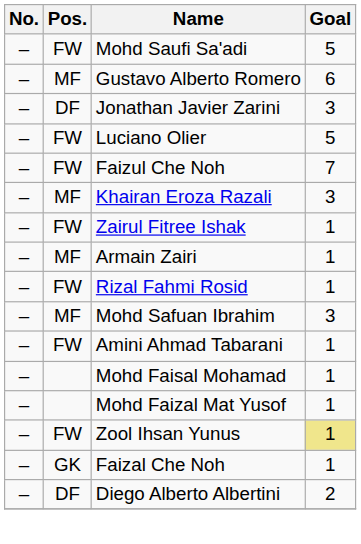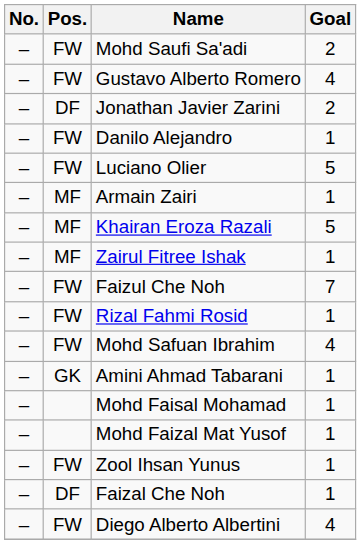(330, 49) 5 -> (330, 49) 2
(67, 78) MF -> (67, 78) FW
(330, 78) 6 -> (330, 78) 4
(330, 108) 3 -> (330, 108) 2
+ row: (164, 138)
rows swapped: (160, 167) <-> (146, 256)
(330, 197) 3 -> (330, 227) 5
(67, 227) FW -> (67, 256) MF
(67, 316) MF -> (67, 345) FW
(330, 316) 3 -> (330, 345) 4
(67, 345) FW -> (67, 375) GK
(330, 434) khaki background -> (330, 464) no background
(67, 464) GK -> (67, 494) DF
(67, 494) DF -> (67, 524) FW
(330, 494) 2 -> (330, 524) 4
